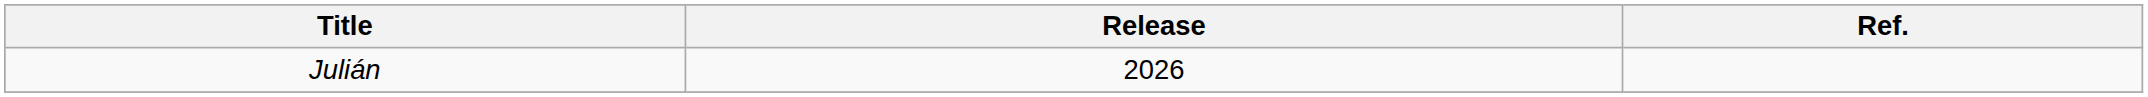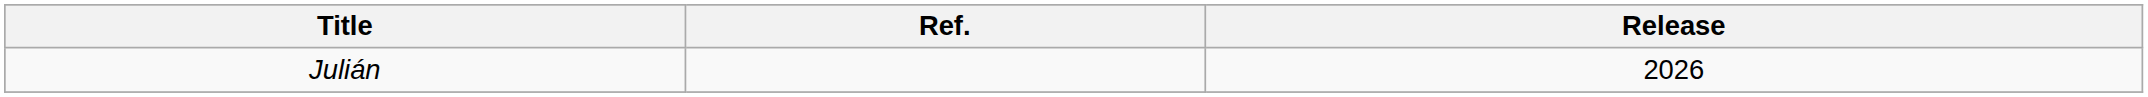columns swapped: (1154, 26) <-> (1883, 26)
